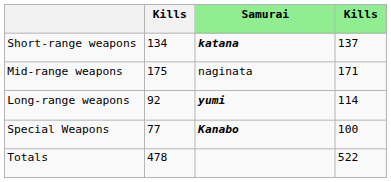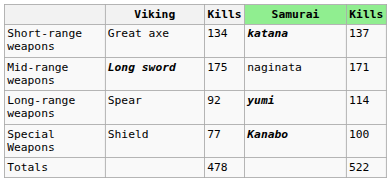+ column: (155, 14)
